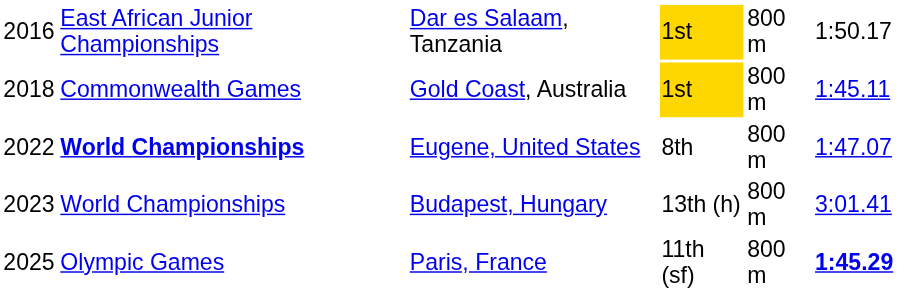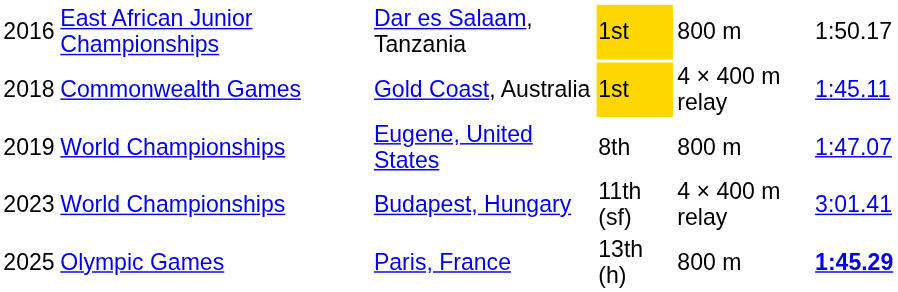(766, 89) 800 m -> (729, 89) 4 × 400 m relay
(29, 147) 2022 -> (29, 147) 2019
(182, 147) bold -> (173, 147) normal
(701, 204) 13th (h) -> (620, 204) 11th (sf)
(766, 204) 800 m -> (729, 204) 4 × 400 m relay
(683, 262) 11th (sf) -> (621, 262) 13th (h)
